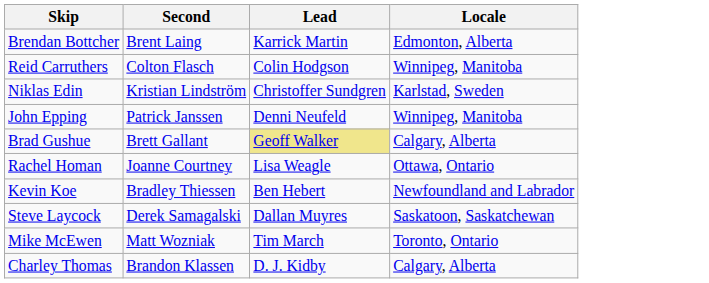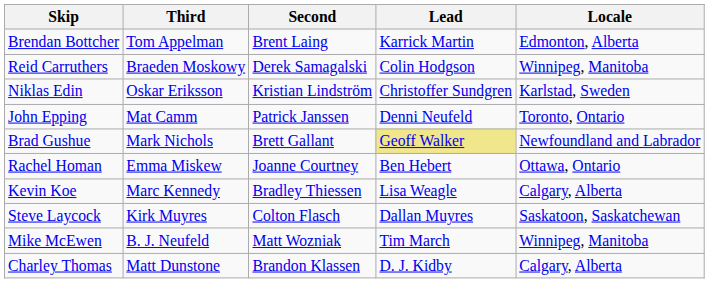+ column: (186, 16)
(170, 66) Colton Flasch -> (310, 66) Derek Samagalski
(458, 116) Winnipeg, Manitoba -> (572, 116) Toronto, Ontario
(444, 141) Calgary, Alberta -> (610, 141) Newfoundland and Labrador
(292, 166) Lisa Weagle -> (415, 166) Ben Hebert
(289, 191) Ben Hebert -> (418, 191) Lisa Weagle
(484, 191) Newfoundland and Labrador -> (571, 191) Calgary, Alberta
(184, 215) Derek Samagalski -> (296, 215) Colton Flasch
(446, 240) Toronto, Ontario -> (584, 240) Winnipeg, Manitoba
